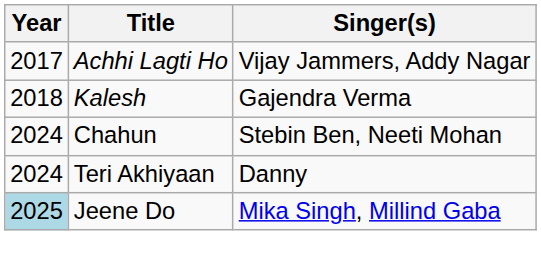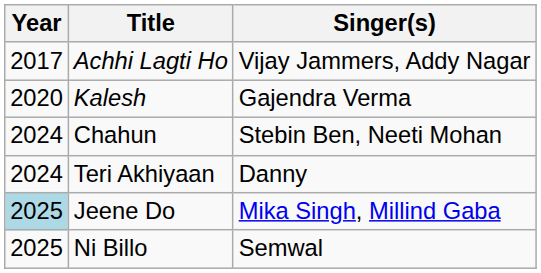(37, 98) 2018 -> (37, 98) 2020
+ row: (111, 248)
